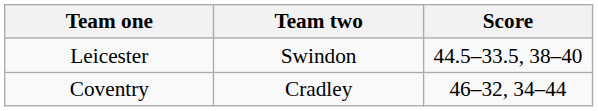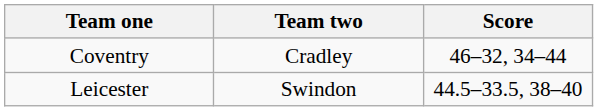rows swapped: (109, 55) <-> (109, 88)
